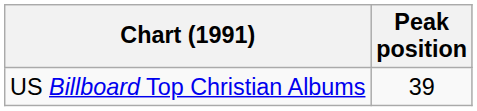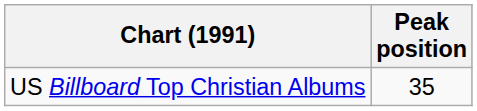(422, 86) 39 -> (422, 86) 35
